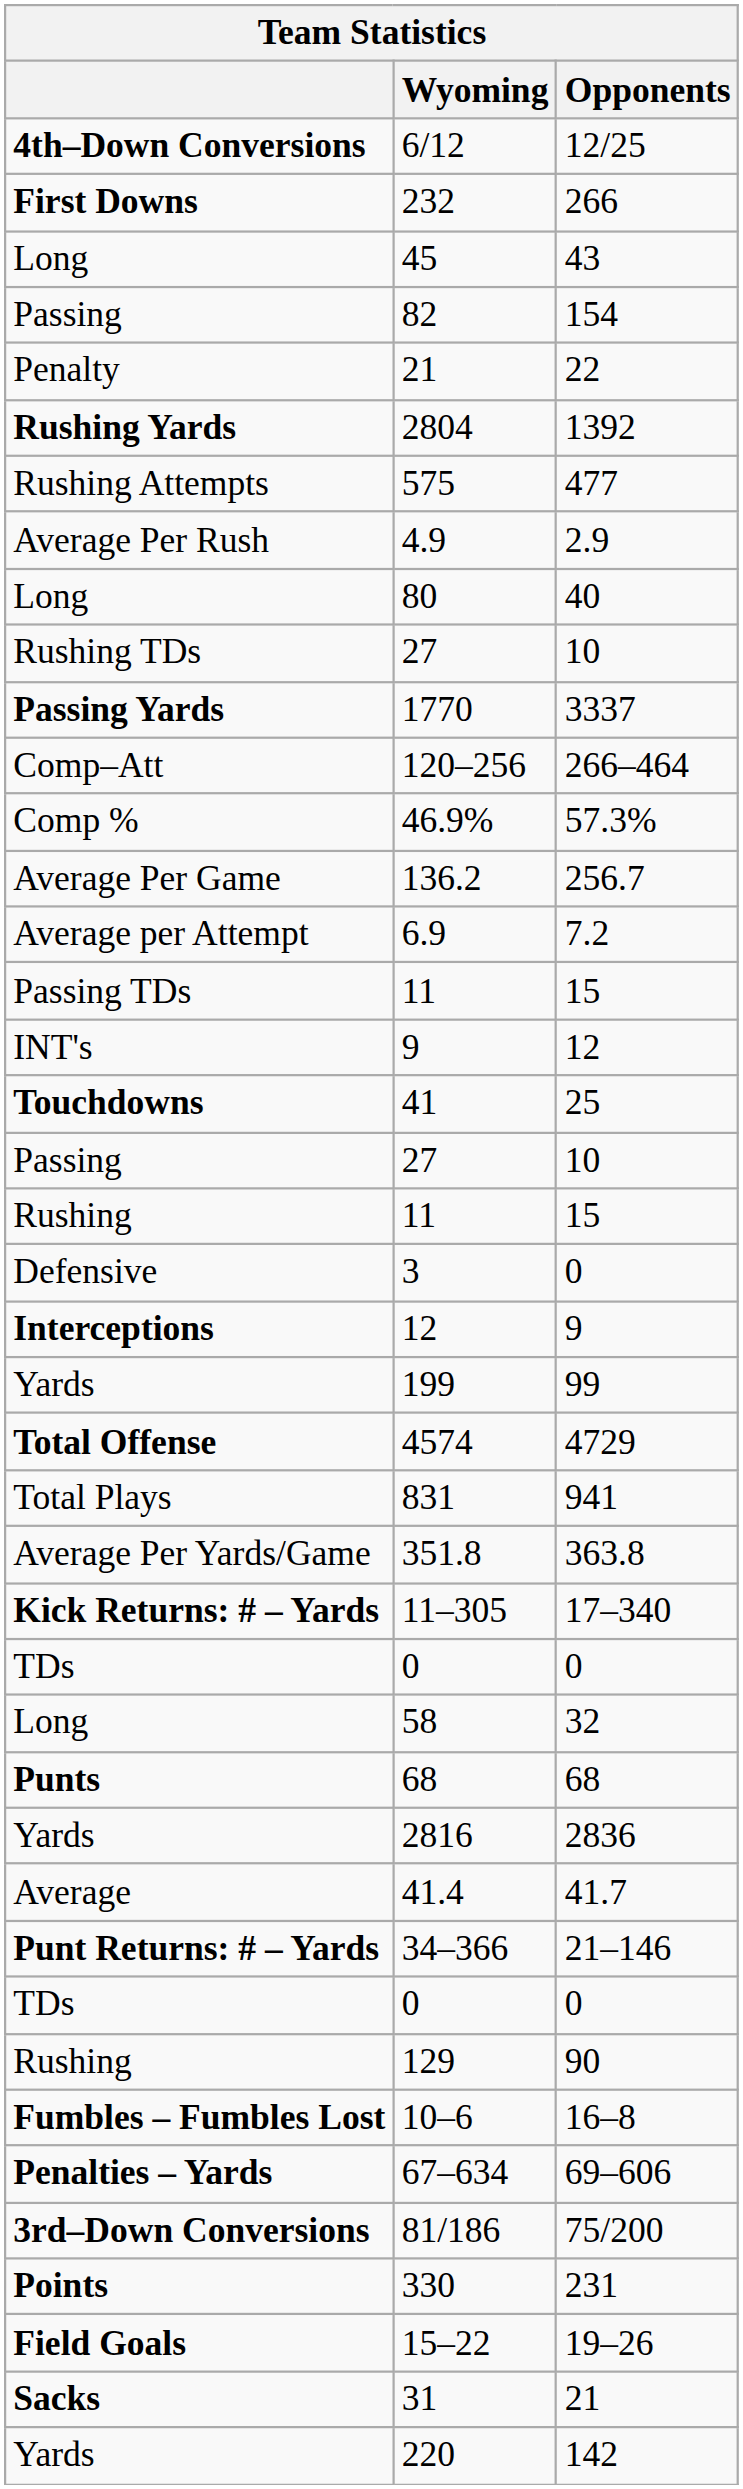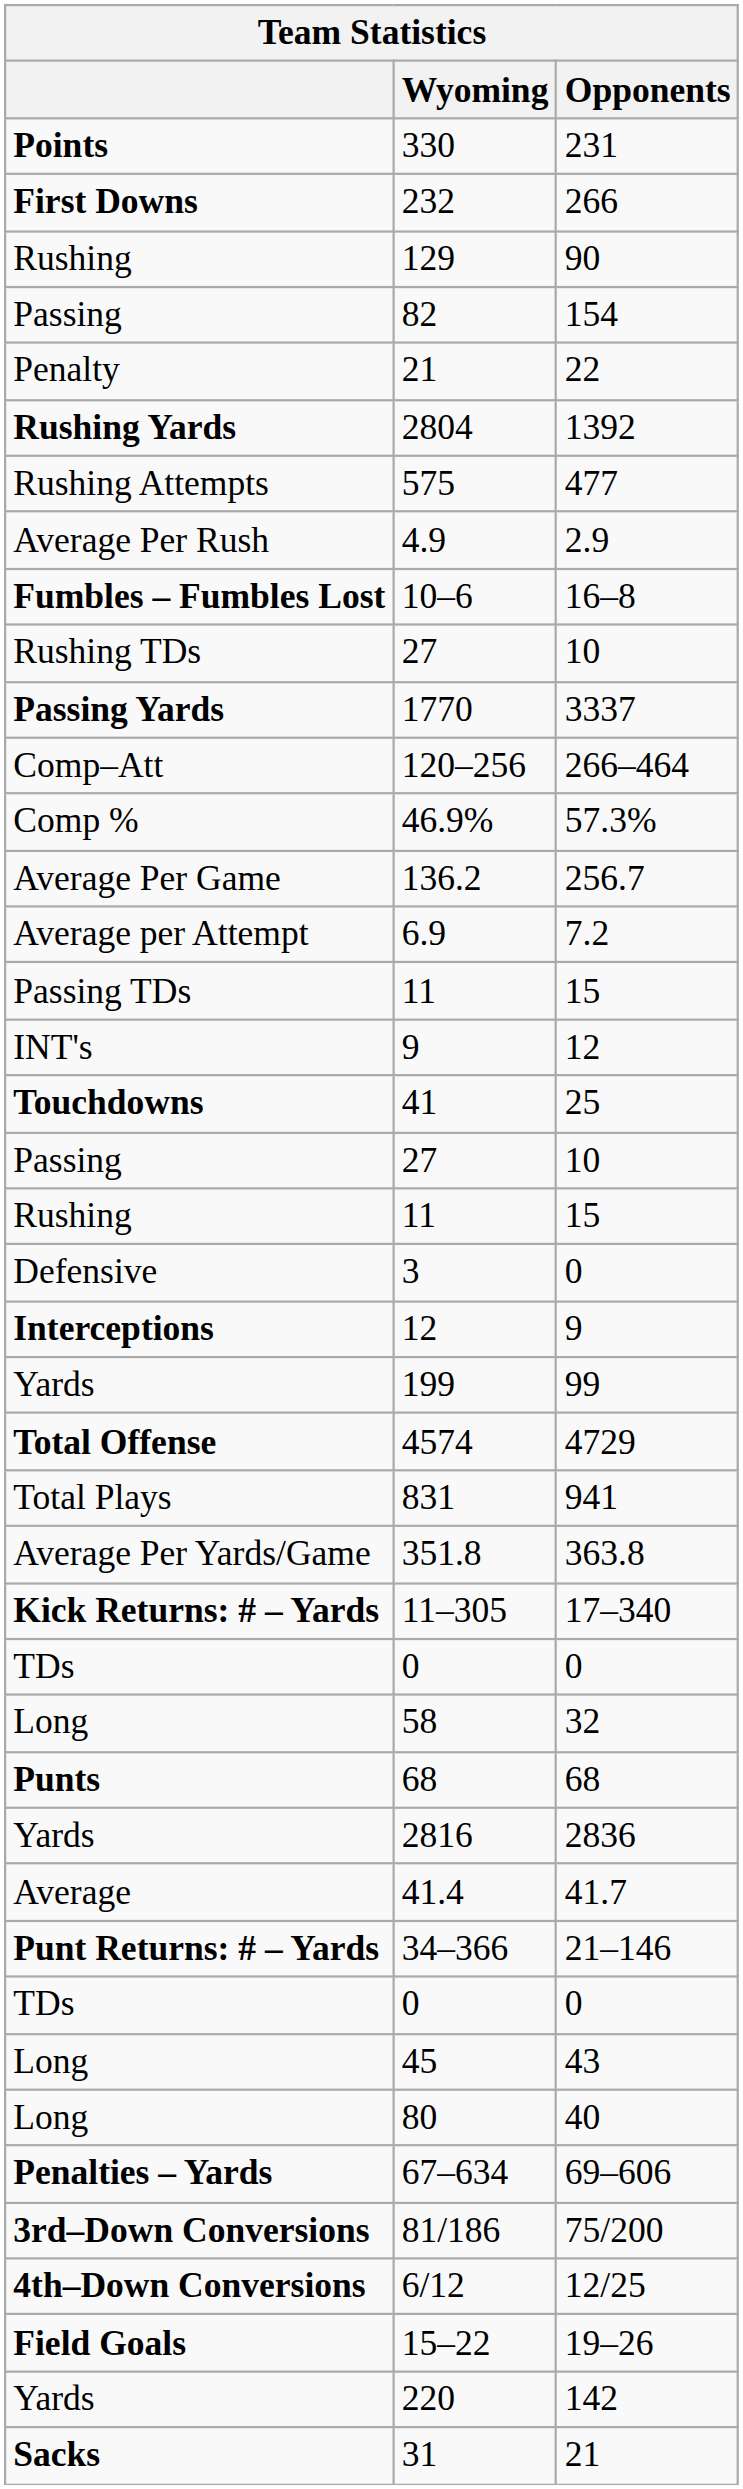rows swapped: (61, 2285) <-> (189, 145)
rows swapped: (73, 2060) <-> (51, 257)
rows swapped: (51, 595) <-> (199, 2116)
rows swapped: (57, 2398) <-> (54, 2454)
